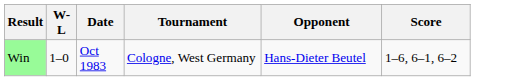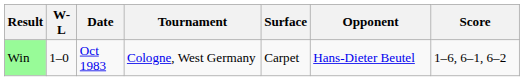+ column: (286, 22)
